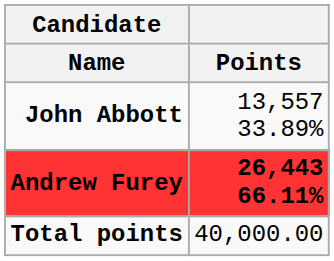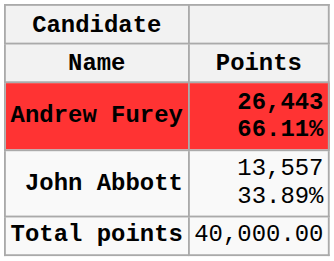rows swapped: (97, 183) <-> (104, 116)
